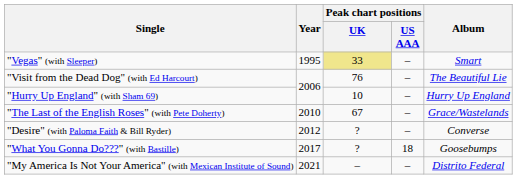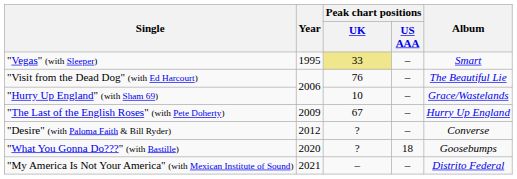(468, 95) Hurry Up England -> (468, 95) Grace/Wastelands
(310, 113) 2010 -> (310, 113) 2009
(468, 113) Grace/Wastelands -> (468, 113) Hurry Up England
(310, 148) 2017 -> (310, 148) 2020
